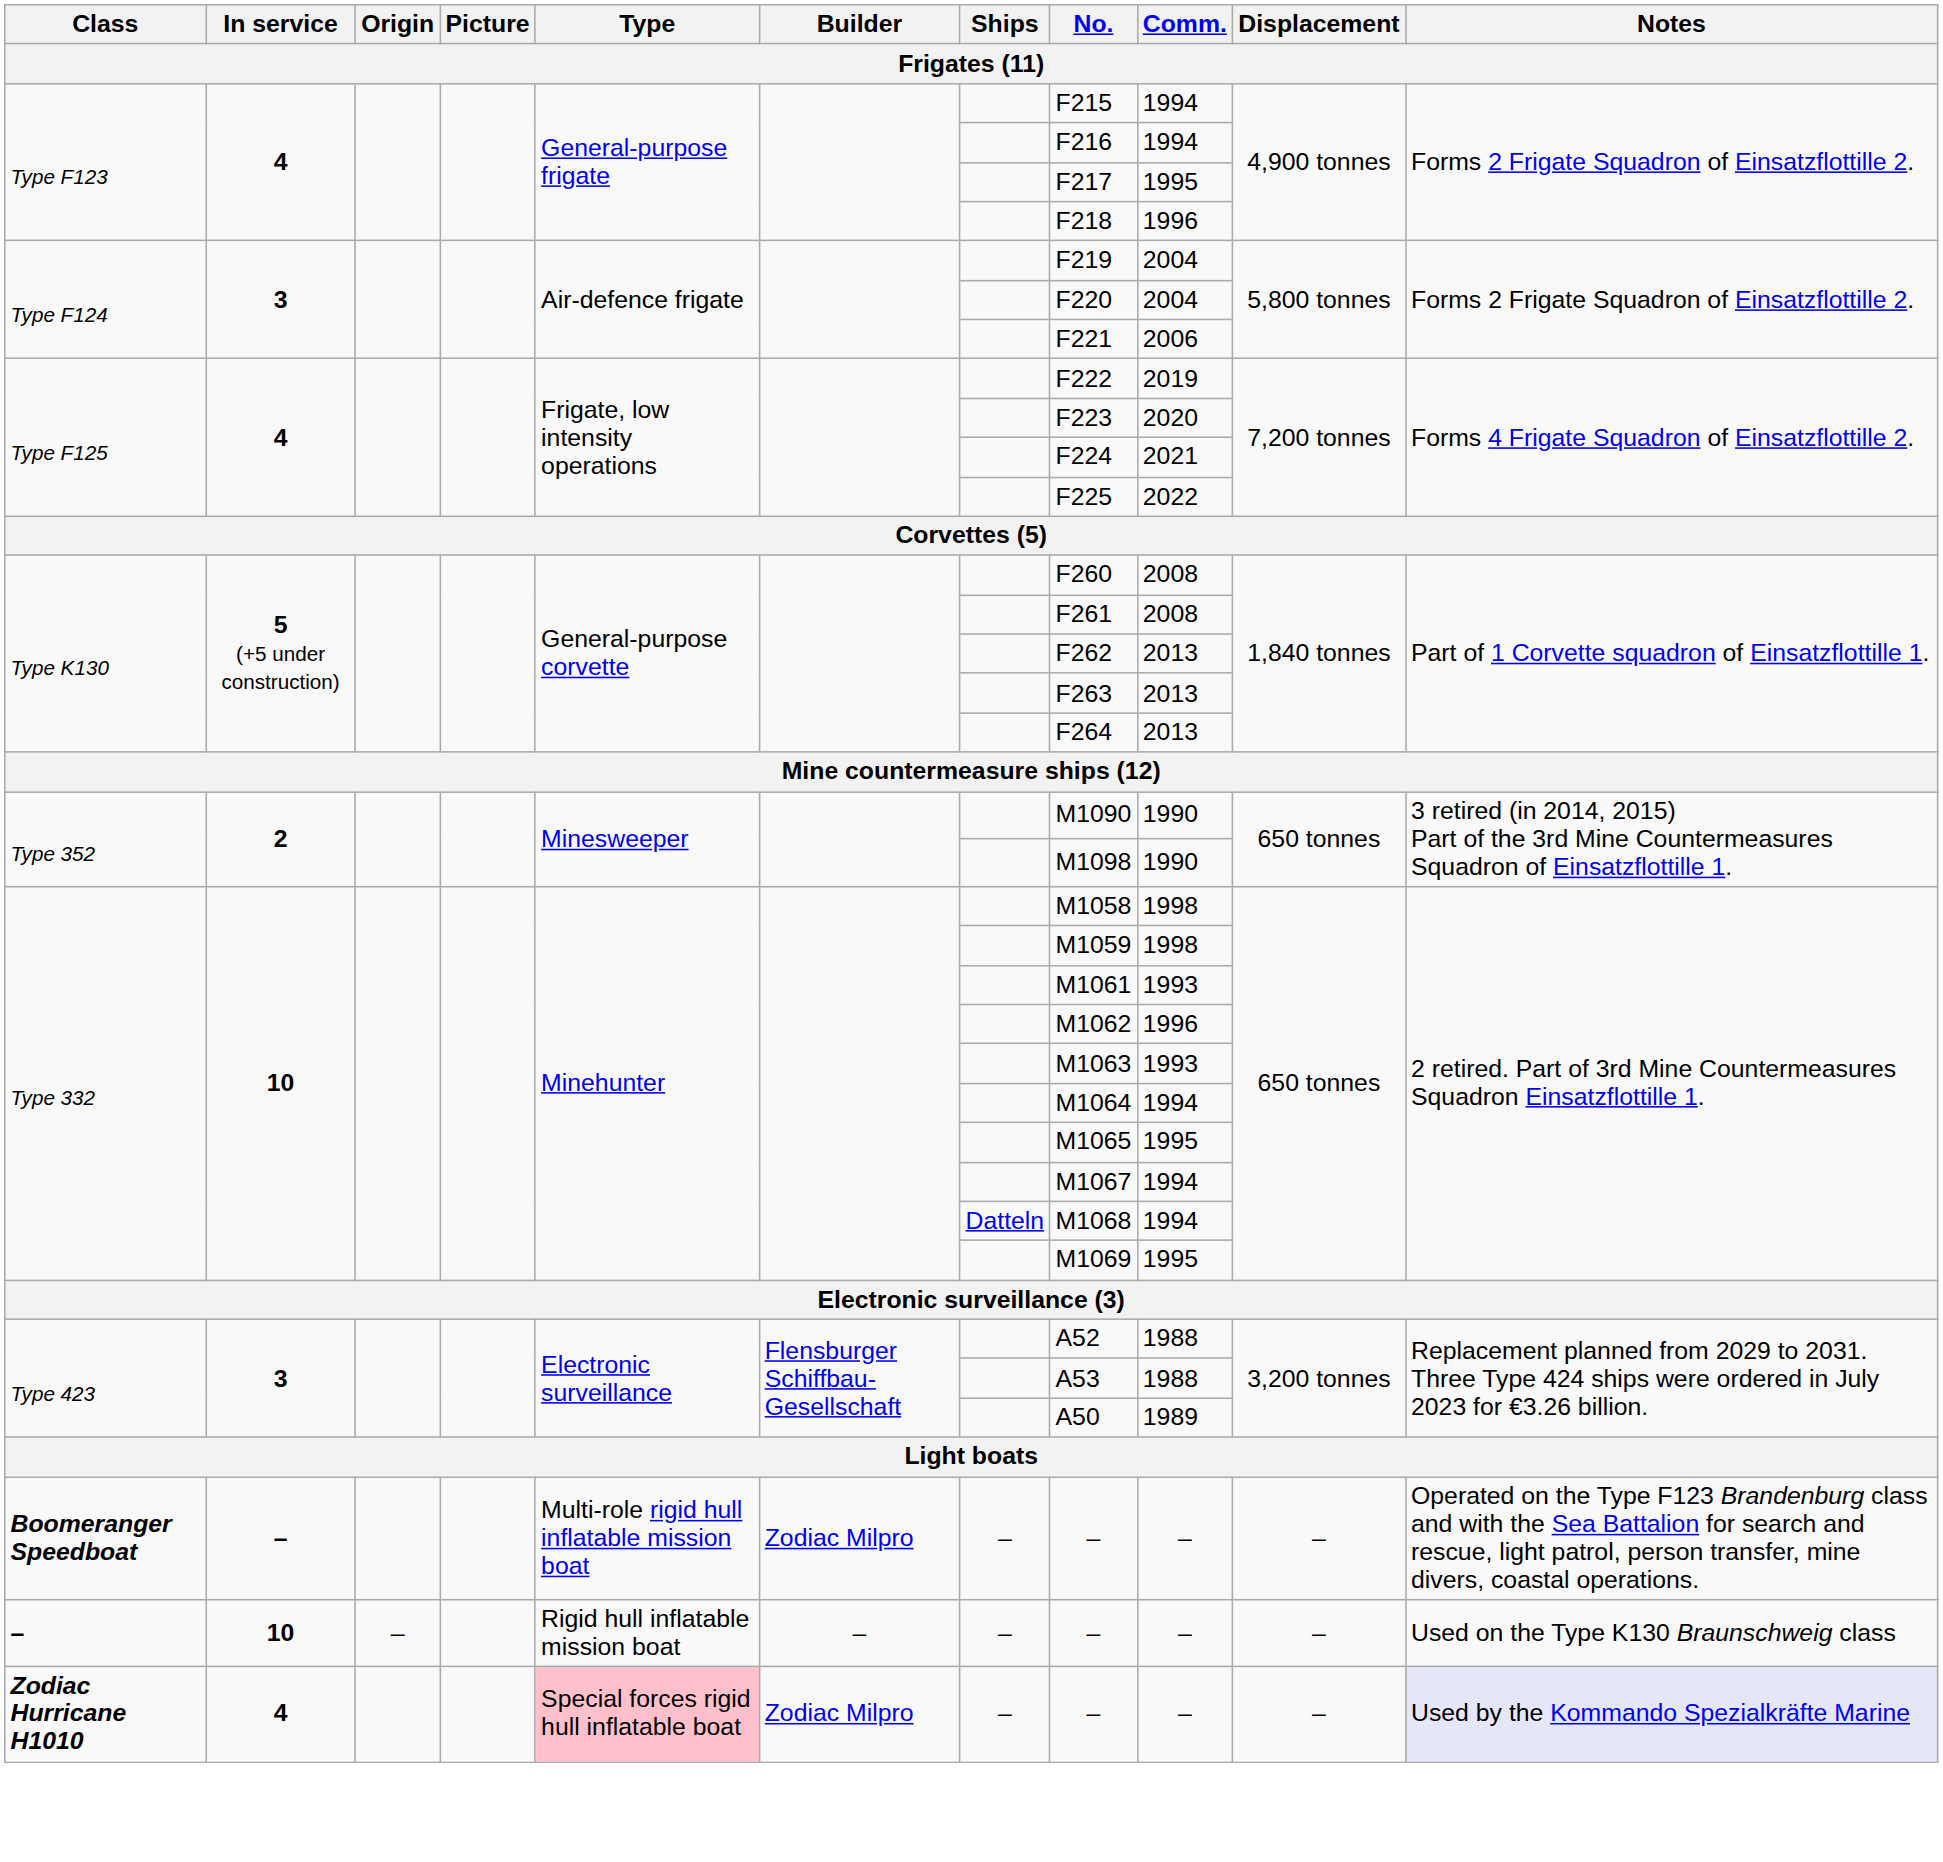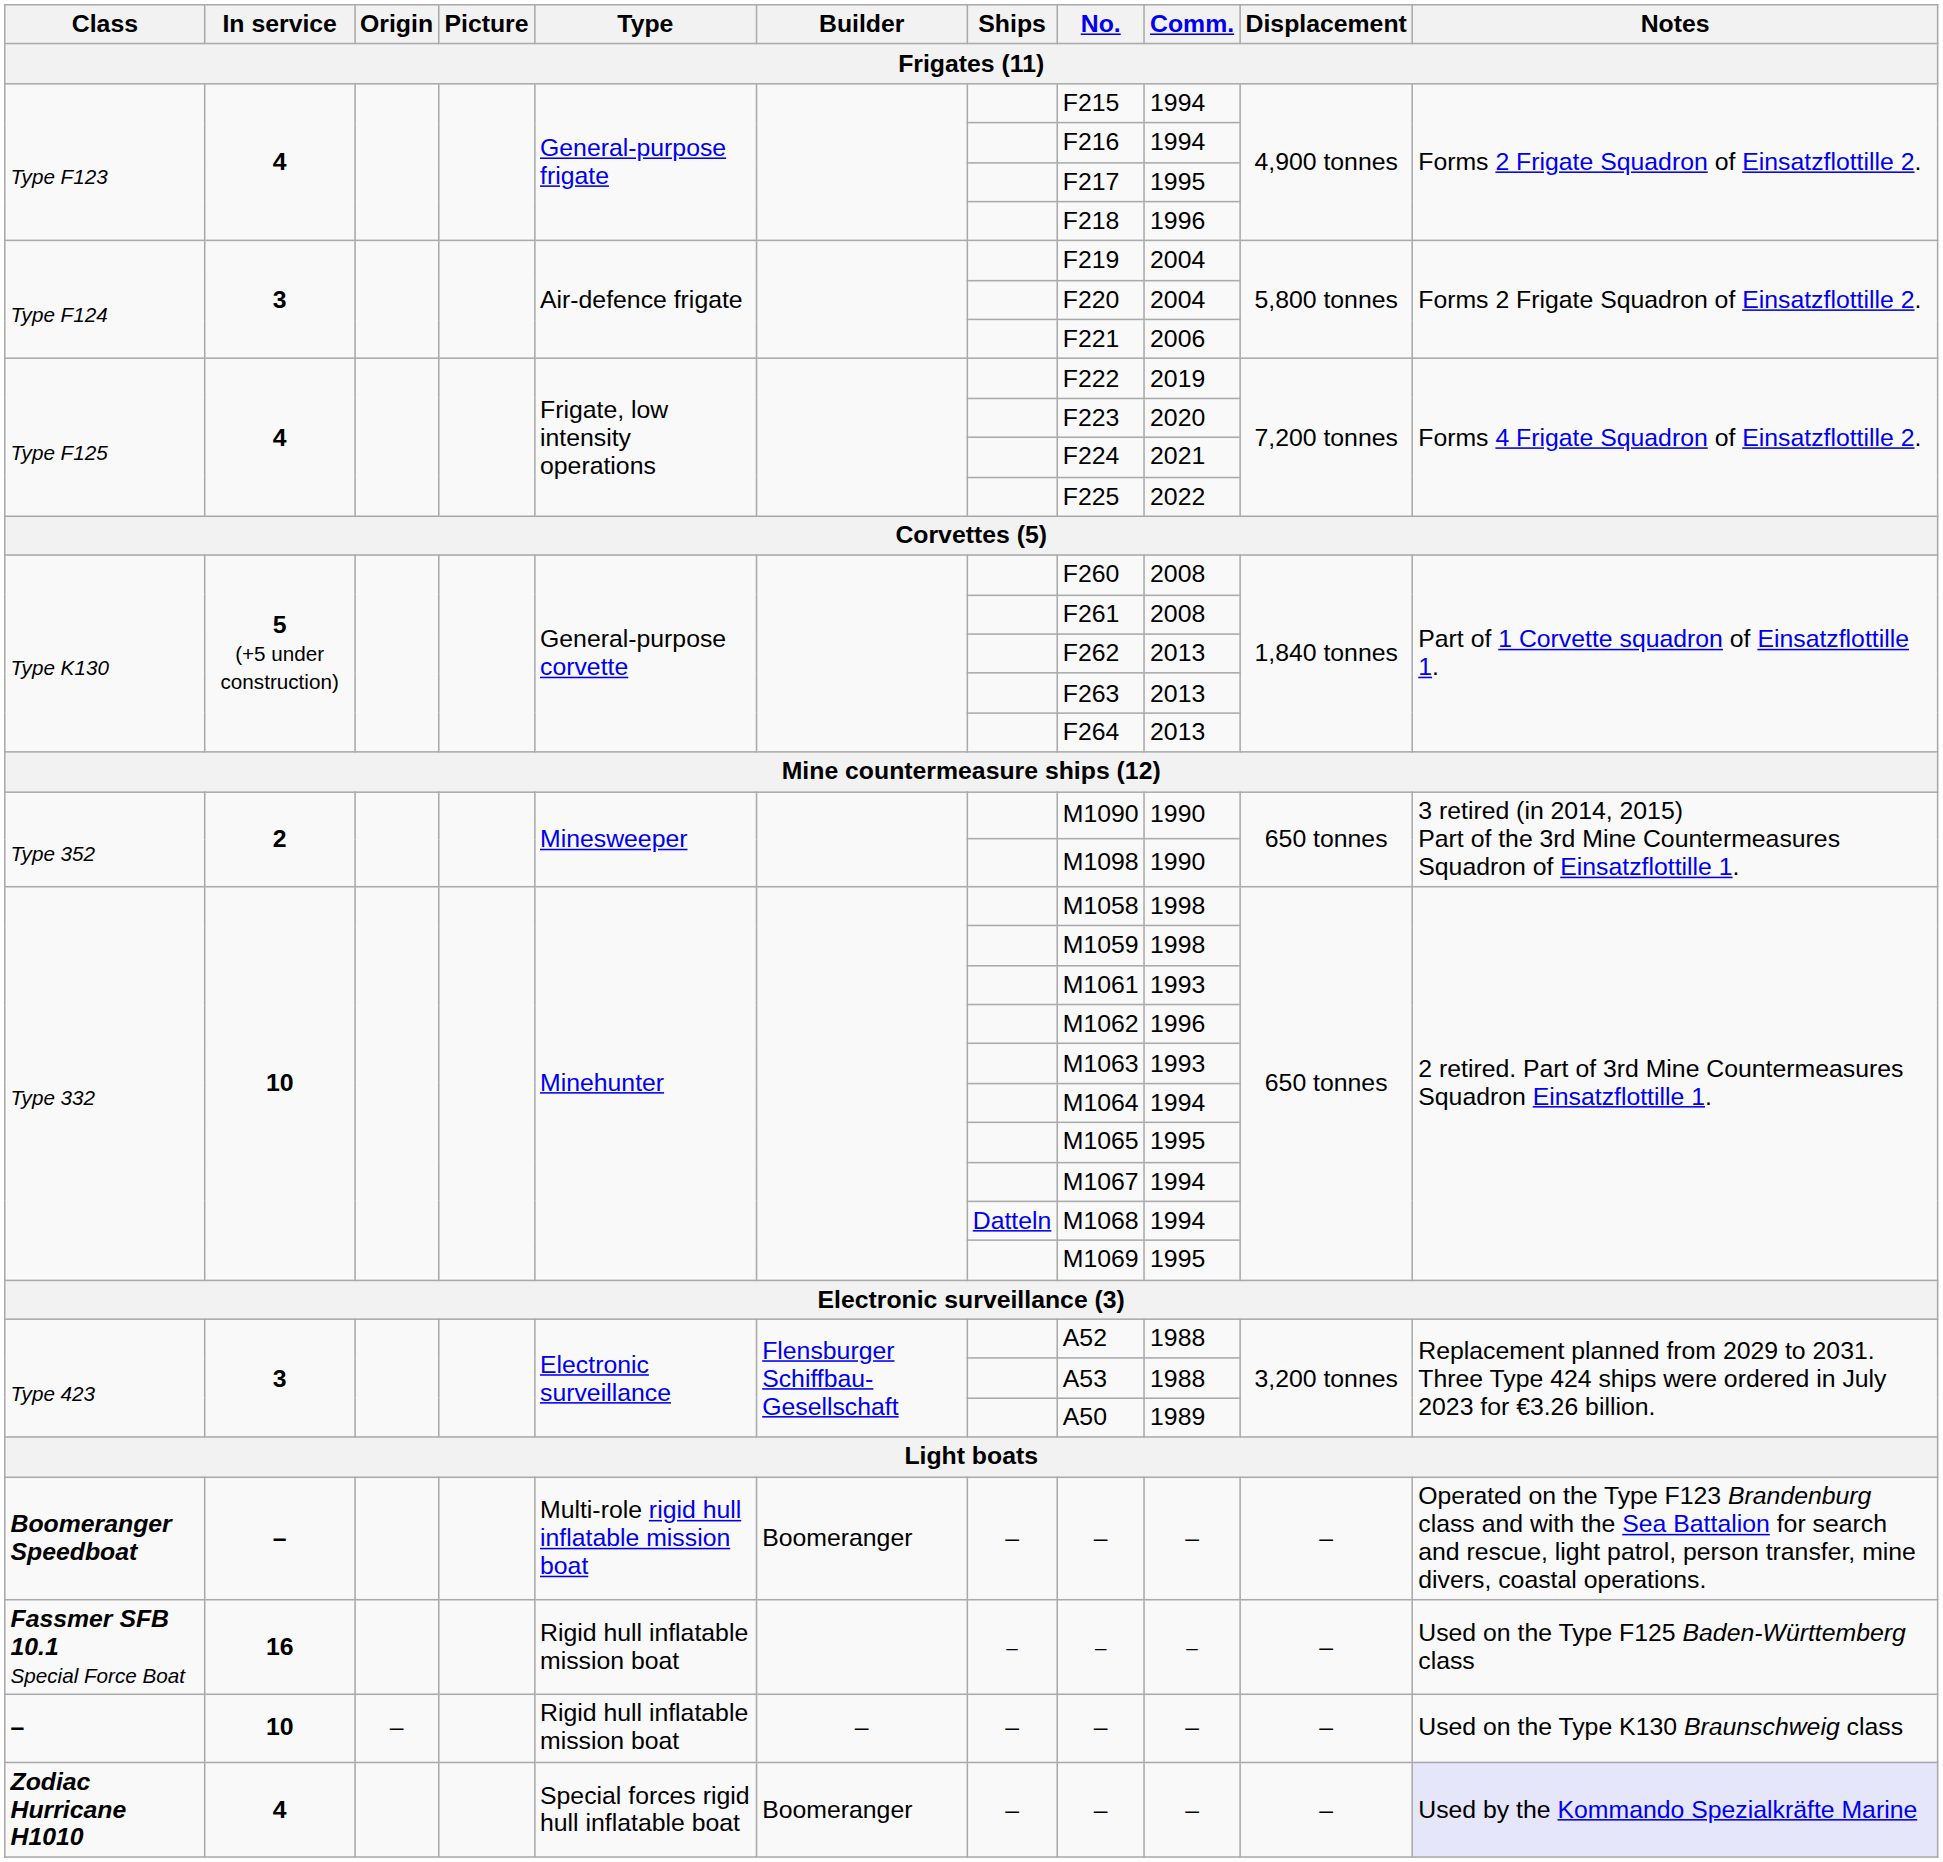(839, 1537) Zodiac Milpro -> (837, 1537) Boomeranger
+ row: (98, 1646)
(646, 1714) pink background -> (645, 1809) no background
(839, 1714) Zodiac Milpro -> (837, 1809) Boomeranger
